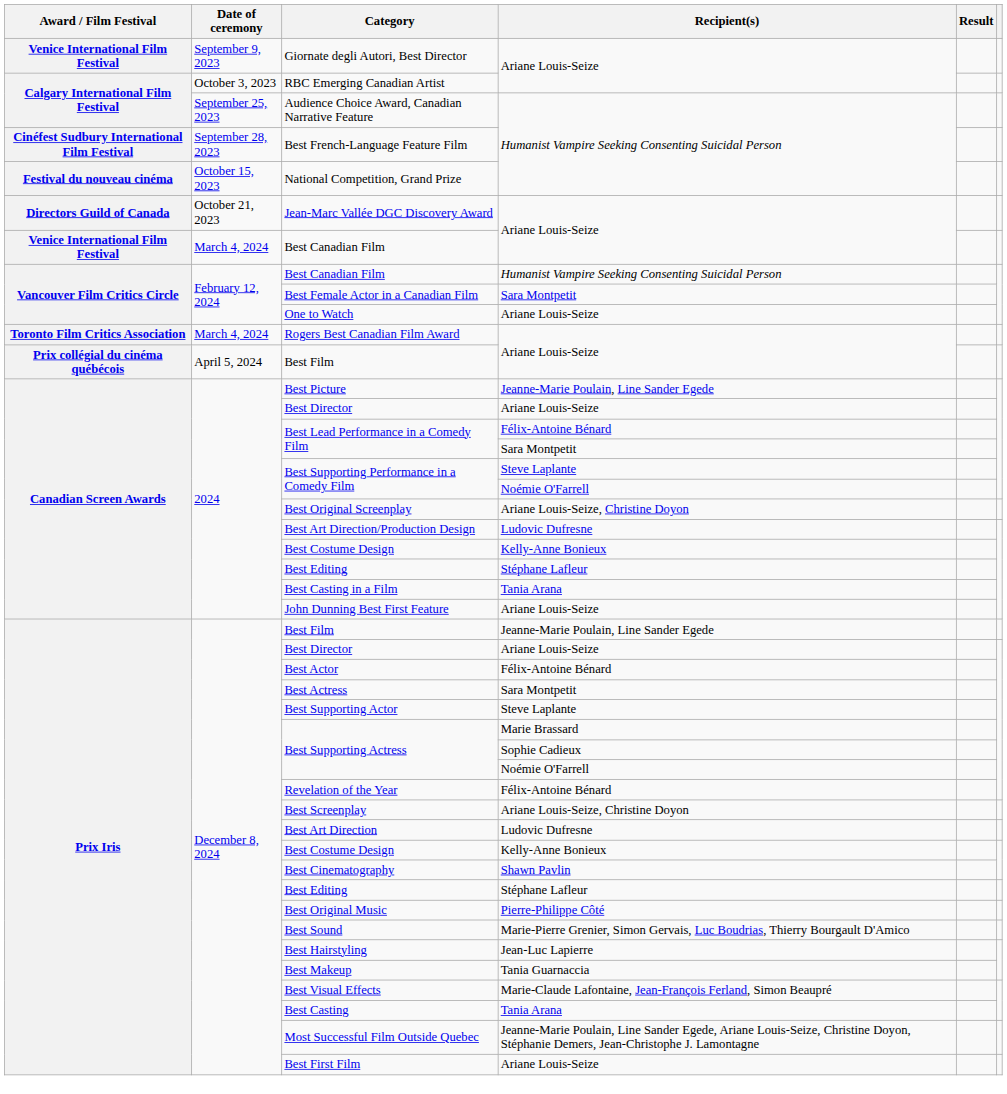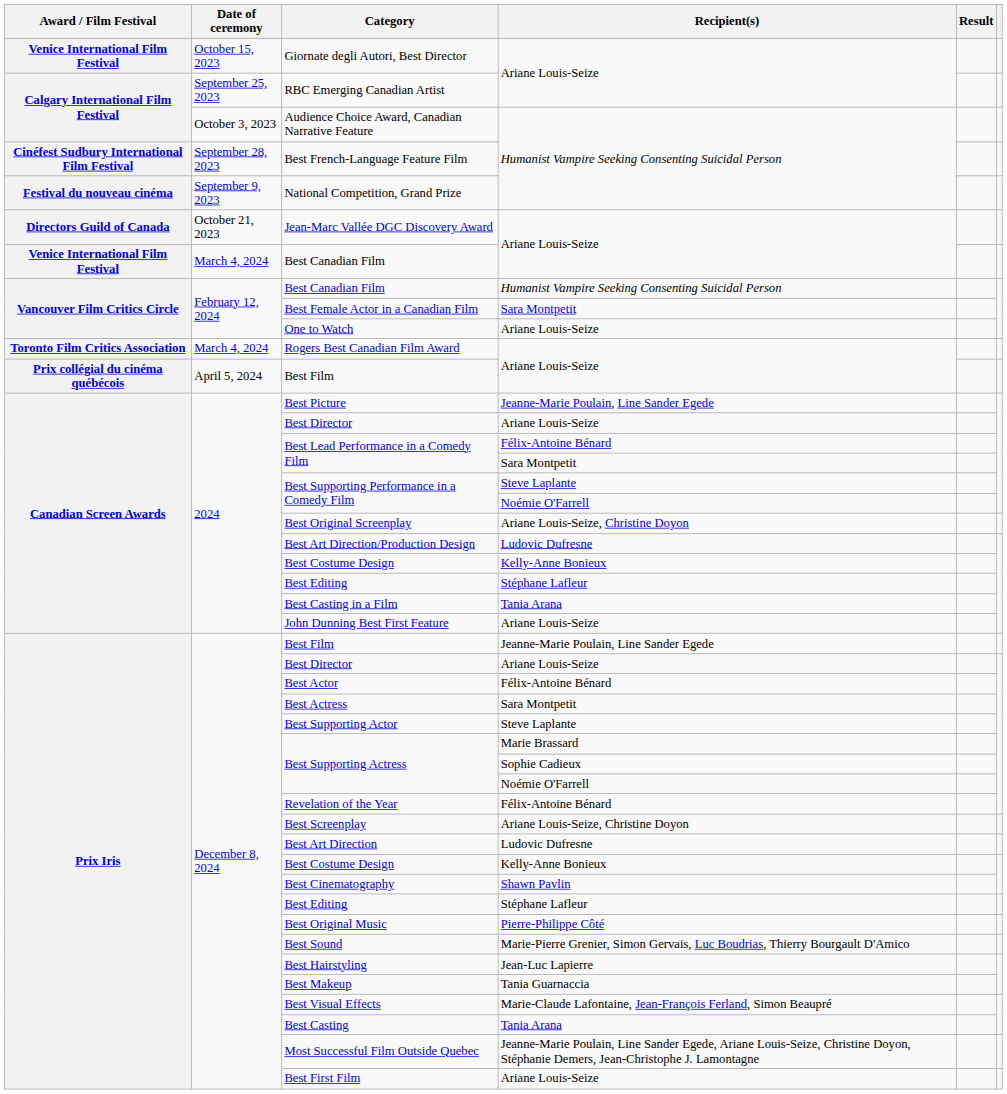(228, 55) September 9, 2023 -> (224, 55) October 15, 2023
(235, 83) October 3, 2023 -> (231, 90) September 25, 2023
(231, 110) September 25, 2023 -> (235, 124) October 3, 2023
(224, 178) October 15, 2023 -> (228, 192) September 9, 2023
